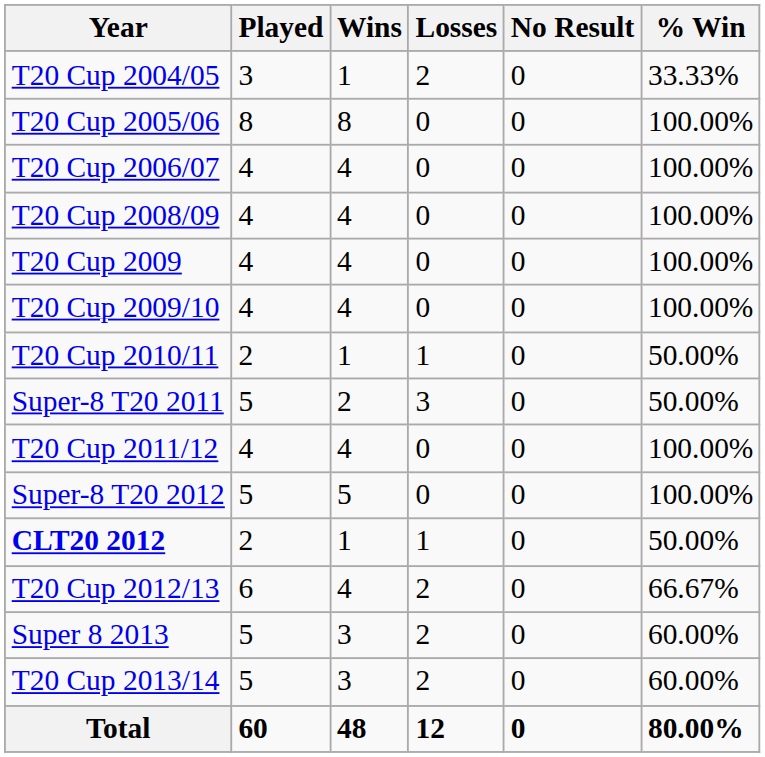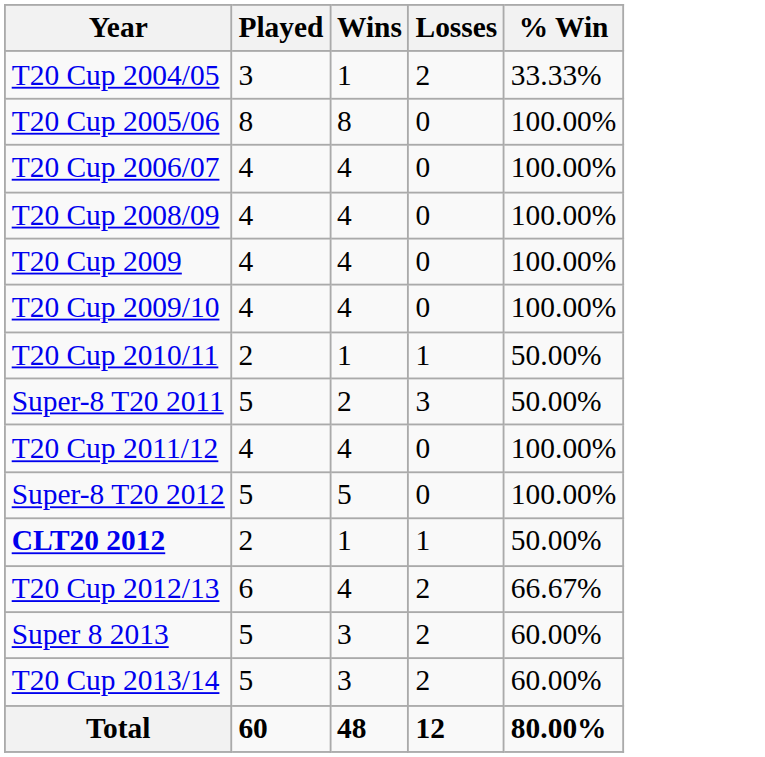- column: (573, 27)
